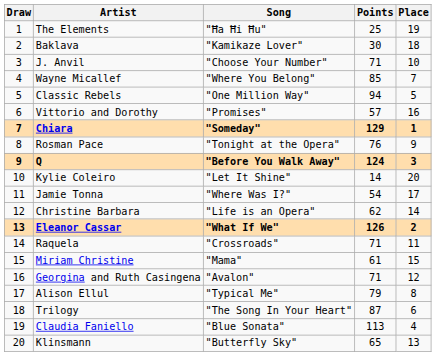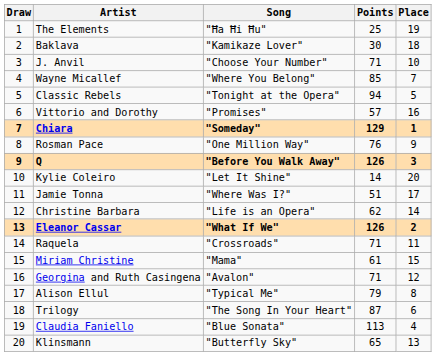(257, 95) "One Million Way" -> (273, 95) "Tonight at the Opera"
(273, 145) "Tonight at the Opera" -> (257, 145) "One Million Way"
(375, 161) 124 -> (375, 161) 126
(375, 194) 54 -> (375, 194) 51
